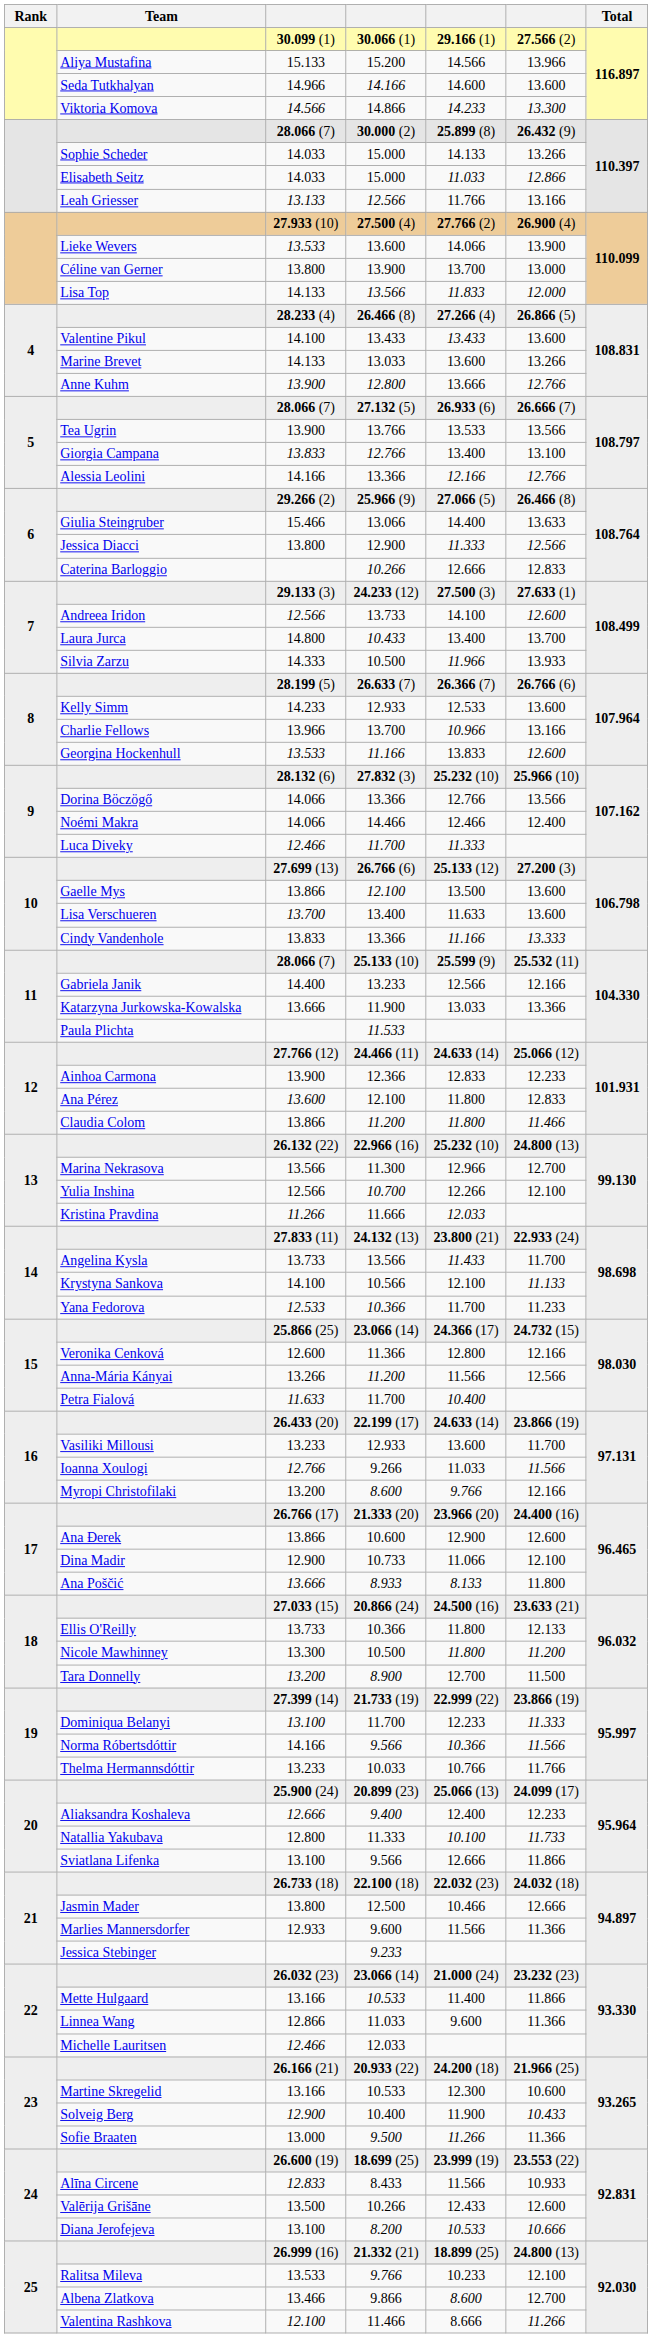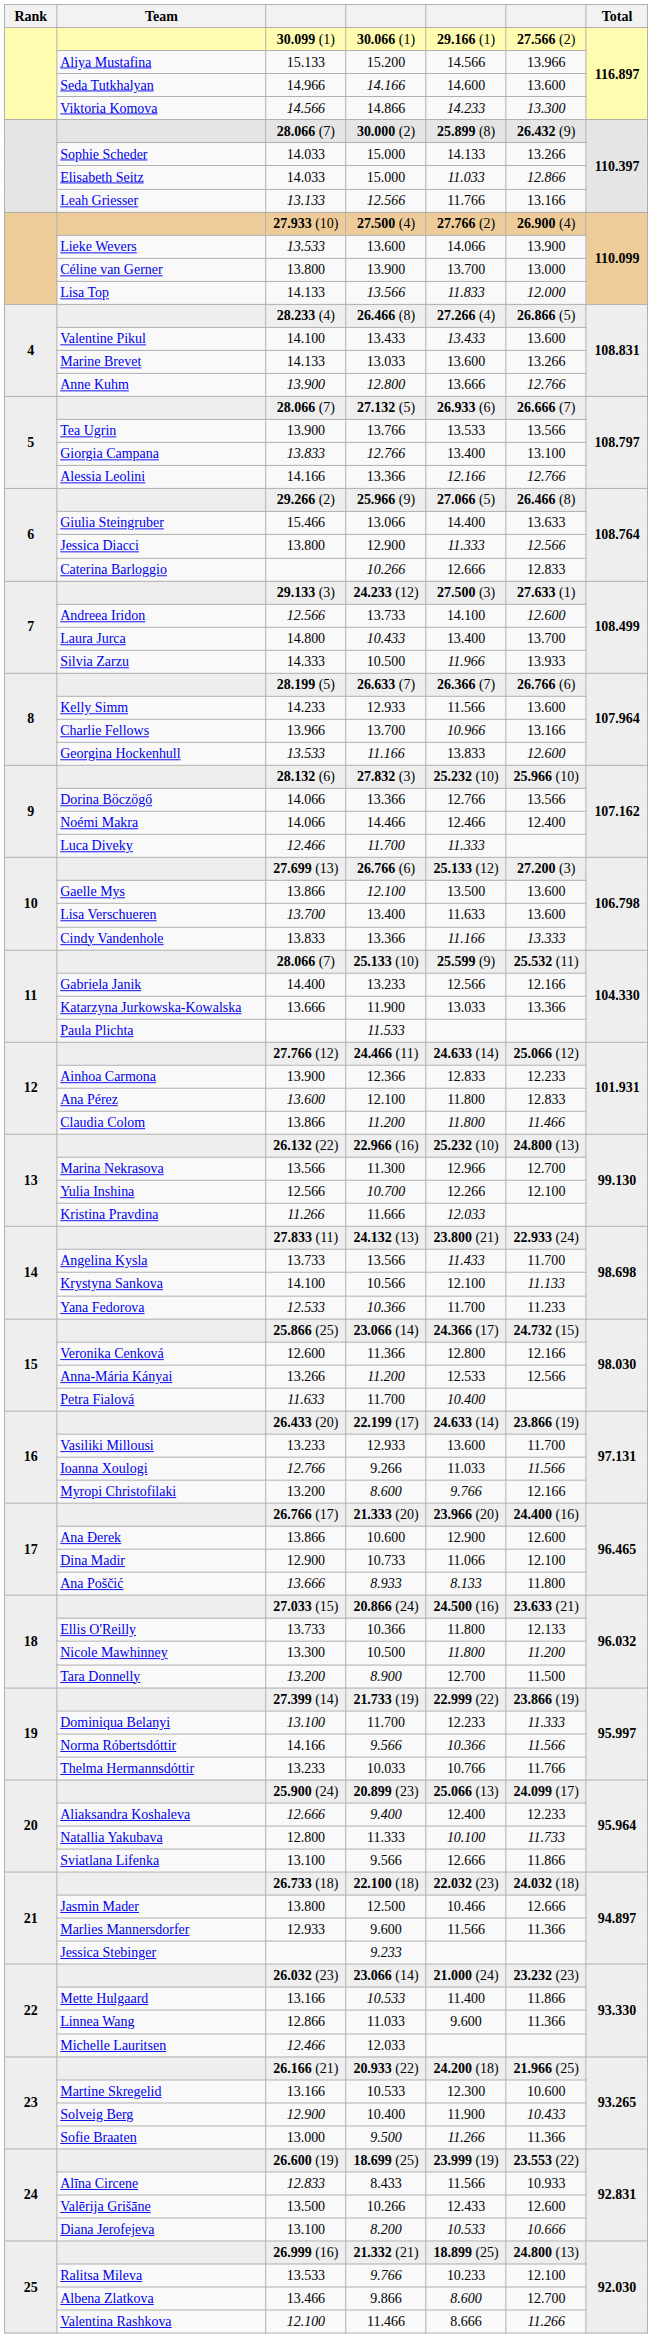(466, 707) 12.533 -> (466, 707) 11.566
(466, 1376) 11.566 -> (466, 1376) 12.533
